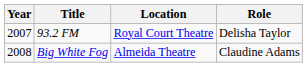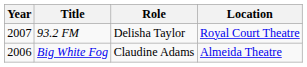columns swapped: (259, 14) <-> (163, 14)
(19, 52) 2008 -> (19, 52) 2006
